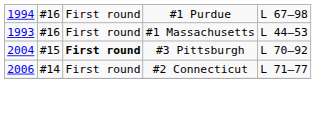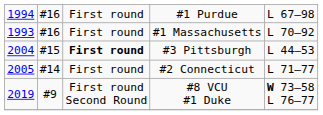(284, 32) L 44–53 -> (291, 32) L 70–92
(284, 51) L 70–92 -> (291, 51) L 44–53
(21, 69) 2006 -> (21, 69) 2005
+ row: (207, 94)
